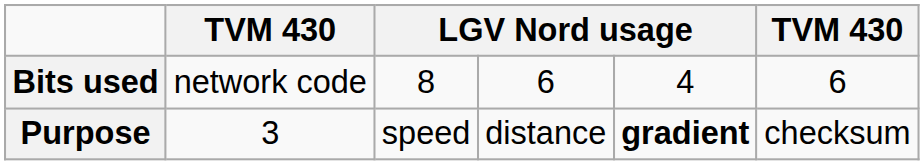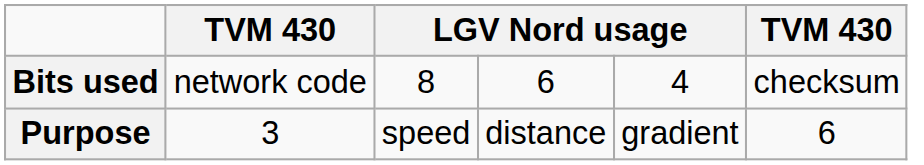(837, 81) 6 -> (827, 81) checksum
(685, 133) bold -> (680, 133) normal
(837, 133) checksum -> (827, 133) 6
